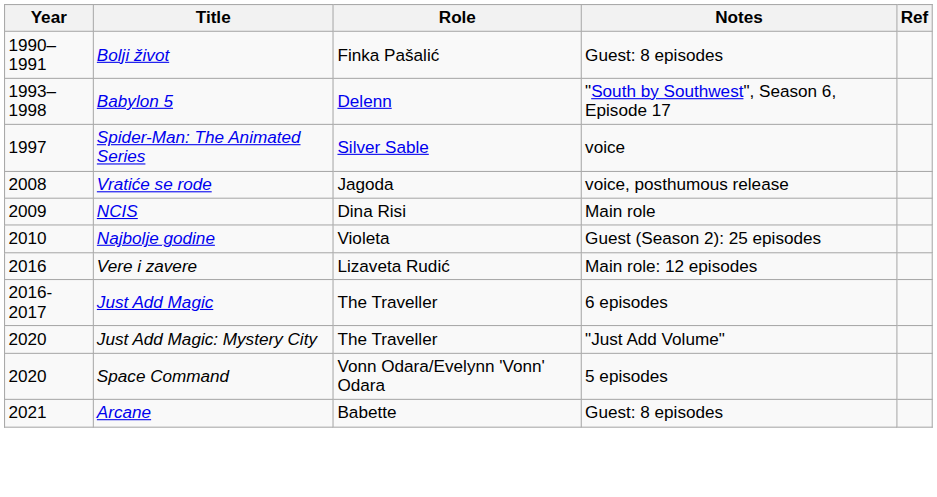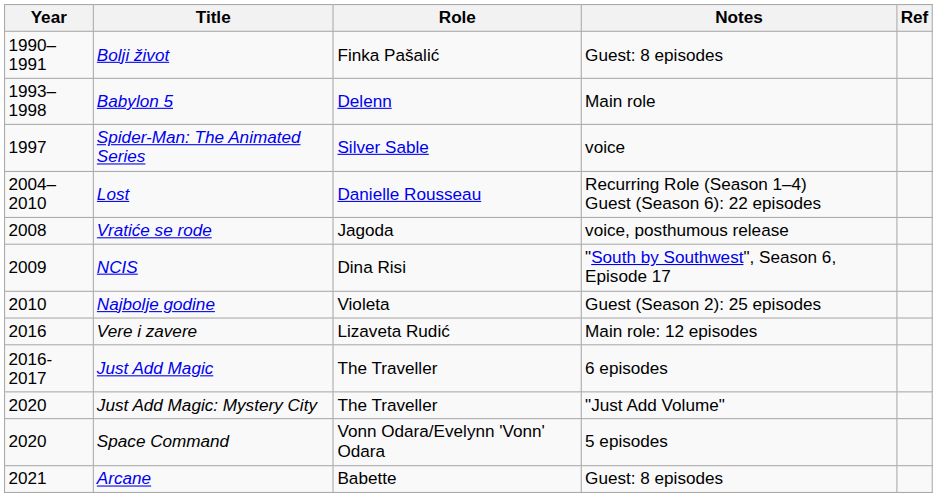(711, 101) "South by Southwest", Season 6, Episode 17 -> (620, 101) Main role
+ row: (113, 194)
(620, 211) Main role -> (711, 267) "South by Southwest", Season 6, Episode 17
